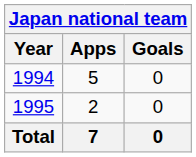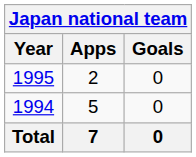rows swapped: (33, 78) <-> (33, 107)
